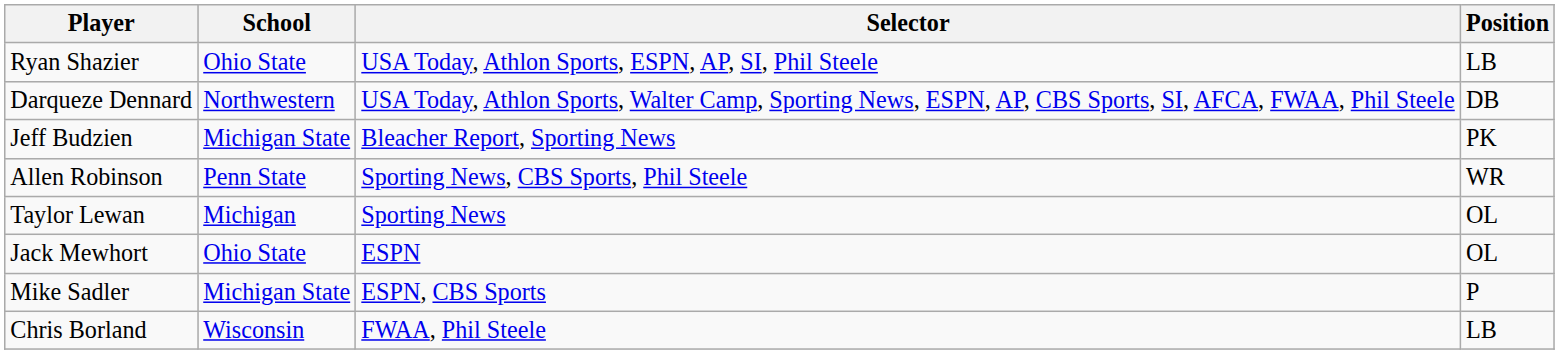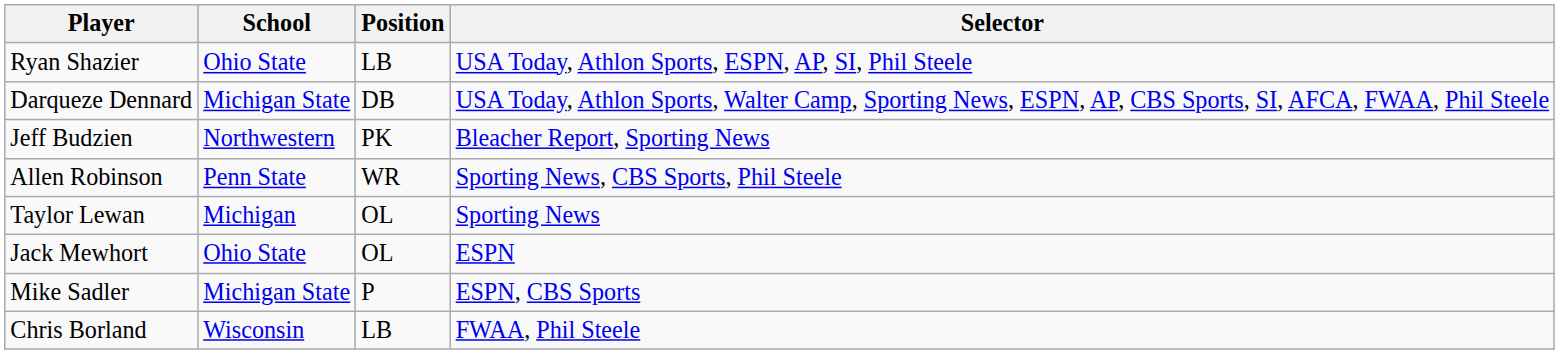columns swapped: (1508, 23) <-> (908, 23)
(269, 100) Northwestern -> (277, 100) Michigan State
(277, 138) Michigan State -> (269, 138) Northwestern
